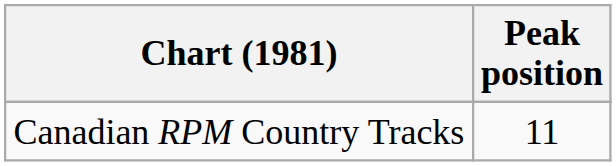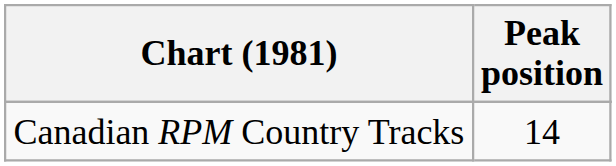(542, 130) 11 -> (542, 130) 14
